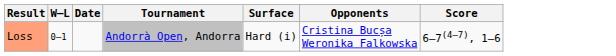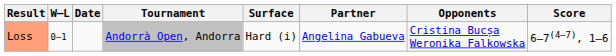+ column: (353, 13)
